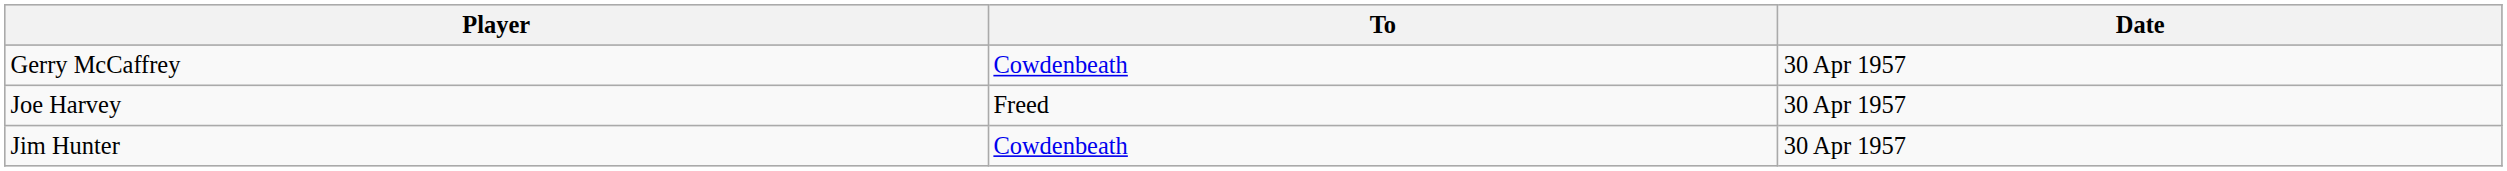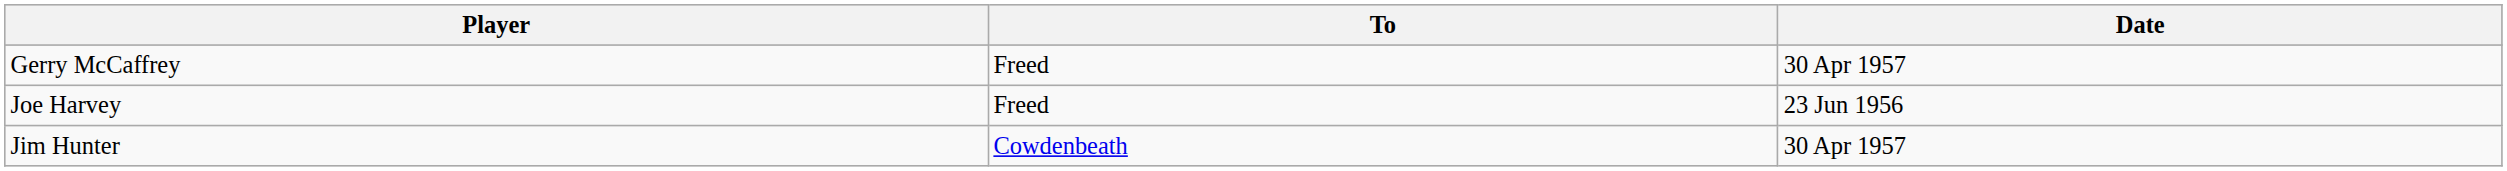(1061, 65) Cowdenbeath -> (1021, 65) Freed
(1845, 105) 30 Apr 1957 -> (1844, 105) 23 Jun 1956
